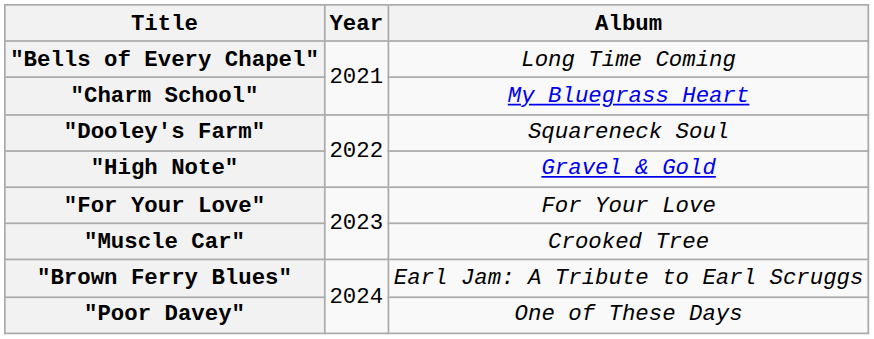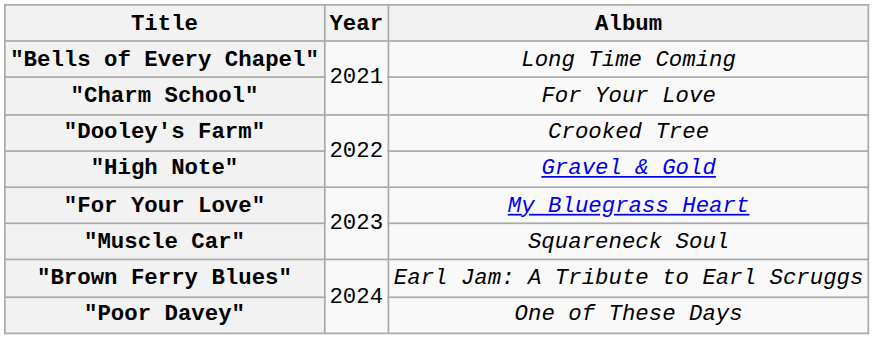(629, 96) My Bluegrass Heart -> (629, 96) For Your Love
(629, 132) Squareneck Soul -> (629, 132) Crooked Tree
(629, 205) For Your Love -> (629, 205) My Bluegrass Heart
(629, 242) Crooked Tree -> (629, 242) Squareneck Soul
